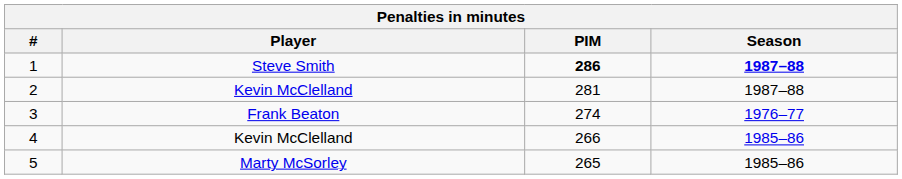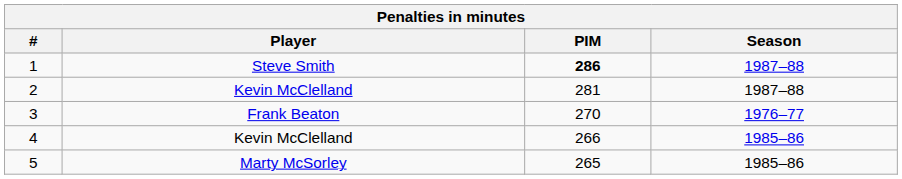(774, 65) bold -> (774, 65) normal
(588, 114) 274 -> (588, 114) 270
